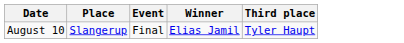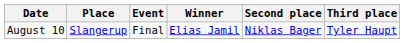+ column: (283, 13)
